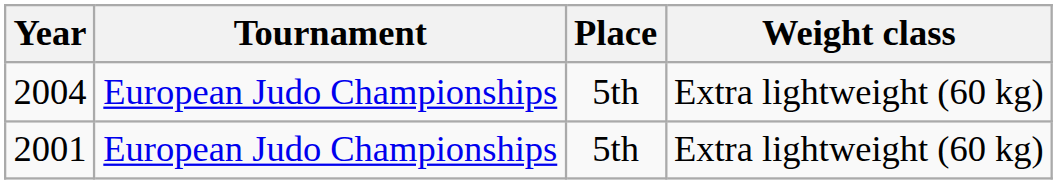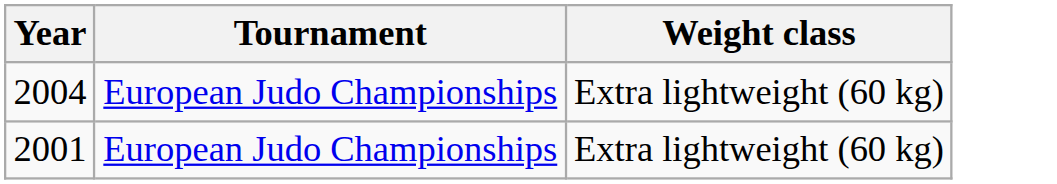- column: (616, 33)
